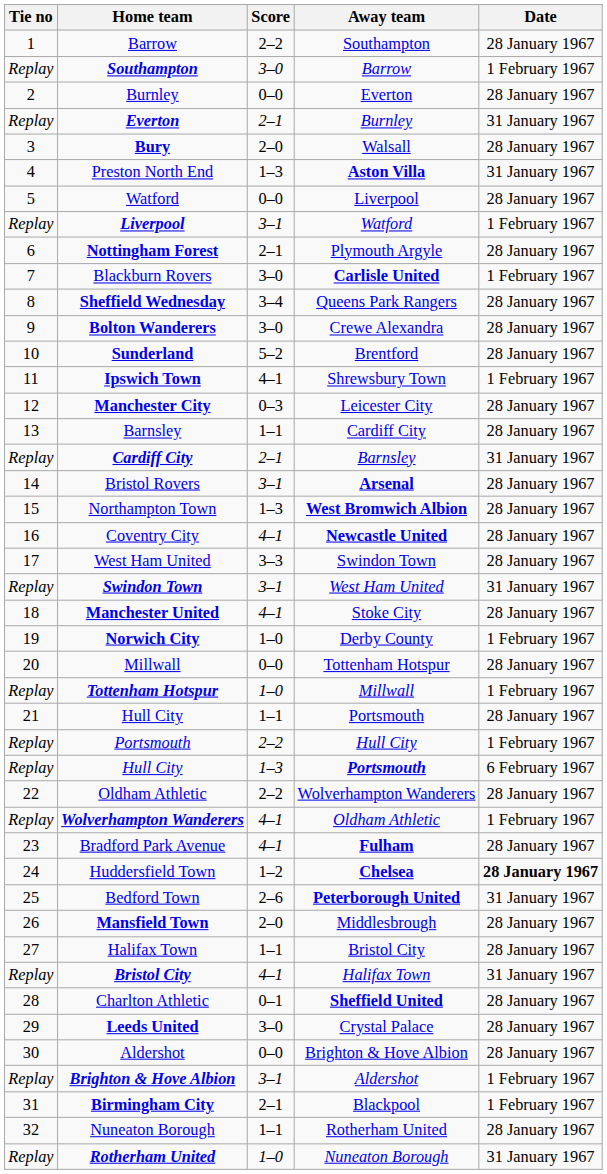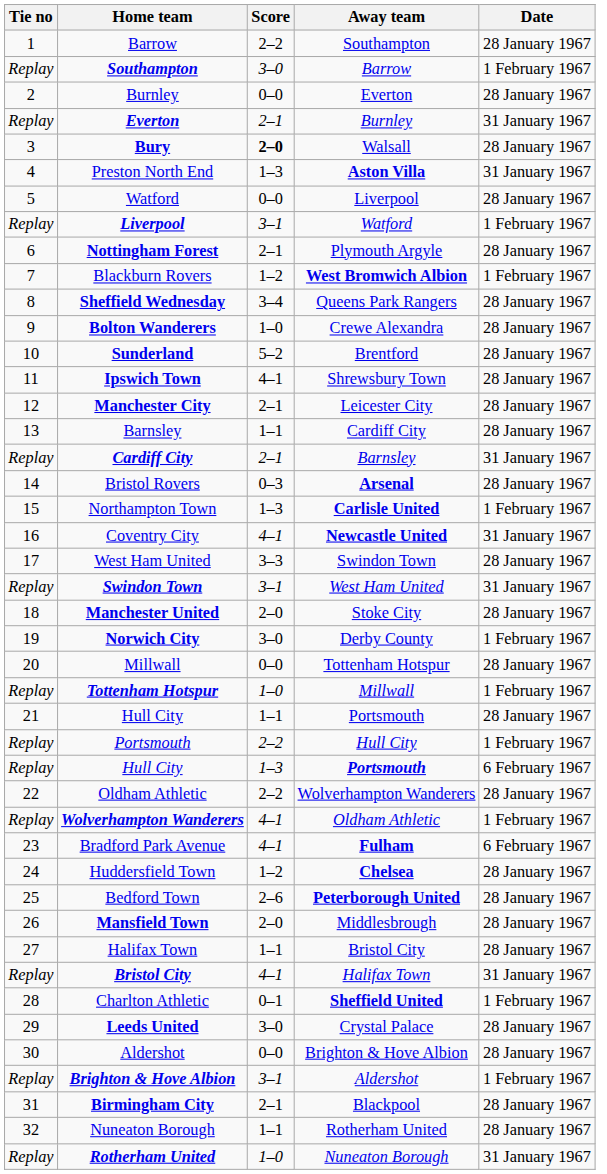(271, 146) normal -> (271, 146) bold
(271, 276) 3–0 -> (271, 276) 1–2
(386, 276) Carlisle United -> (386, 276) West Bromwich Albion
(271, 328) 3–0 -> (271, 328) 1–0
(541, 379) 1 February 1967 -> (537, 379) 28 January 1967
(271, 405) 0–3 -> (271, 405) 2–1
(271, 483) 3–1 -> (271, 483) 0–3
(386, 509) West Bromwich Albion -> (386, 509) Carlisle United
(541, 509) 28 January 1967 -> (537, 509) 1 February 1967
(541, 535) 28 January 1967 -> (537, 535) 31 January 1967
(271, 612) 4–1 -> (271, 612) 2–0
(271, 638) 1–0 -> (271, 638) 3–0
(541, 845) 28 January 1967 -> (537, 845) 6 February 1967
(541, 871) bold -> (537, 871) normal
(541, 897) 31 January 1967 -> (537, 897) 28 January 1967
(541, 1000) 28 January 1967 -> (537, 1000) 1 February 1967
(541, 1104) 1 February 1967 -> (537, 1104) 28 January 1967
